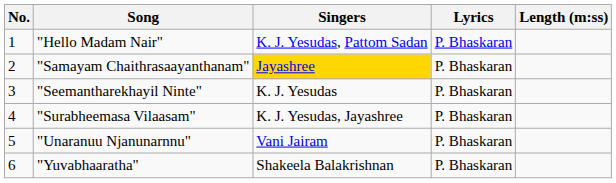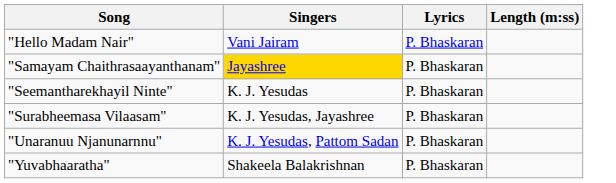- column: (19, 17)
(342, 41) K. J. Yesudas, Pattom Sadan -> (263, 41) Vani Jairam
(292, 141) Vani Jairam -> (313, 141) K. J. Yesudas, Pattom Sadan
